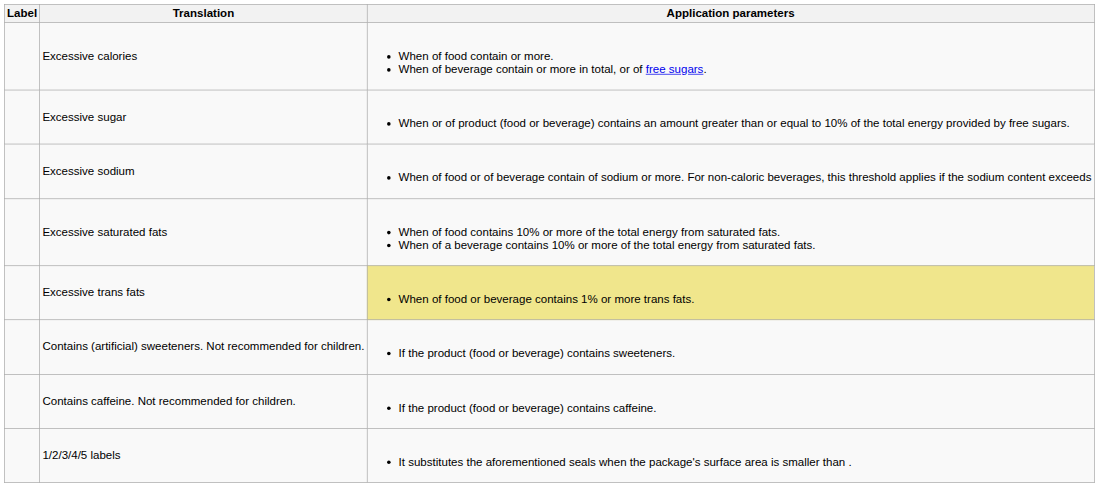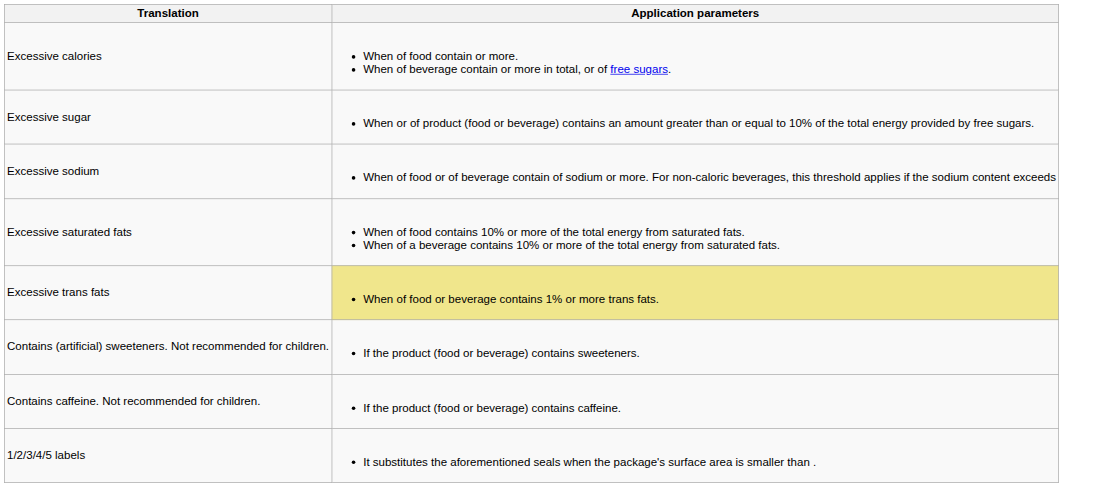- column: (22, 13)
